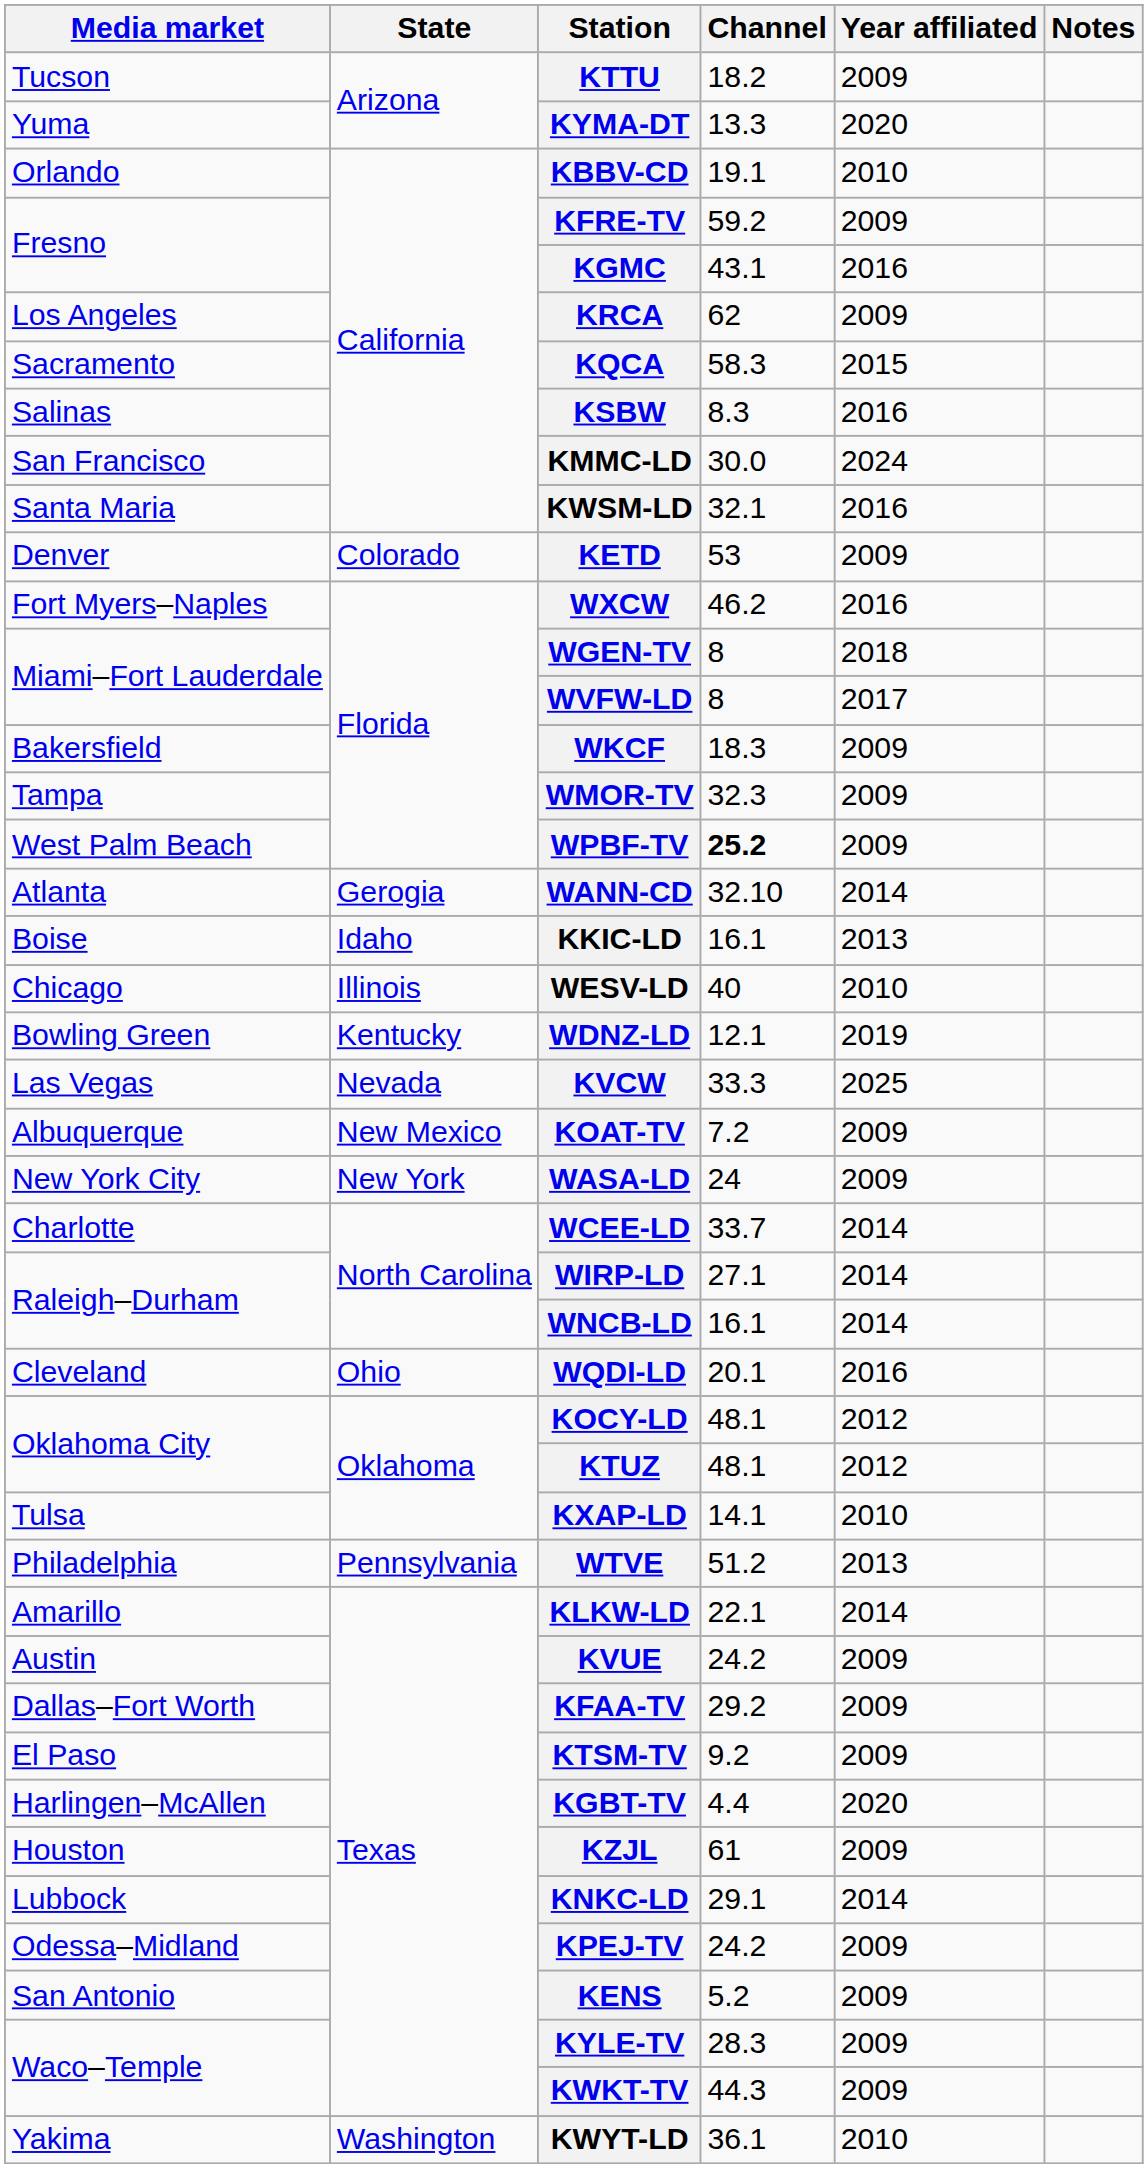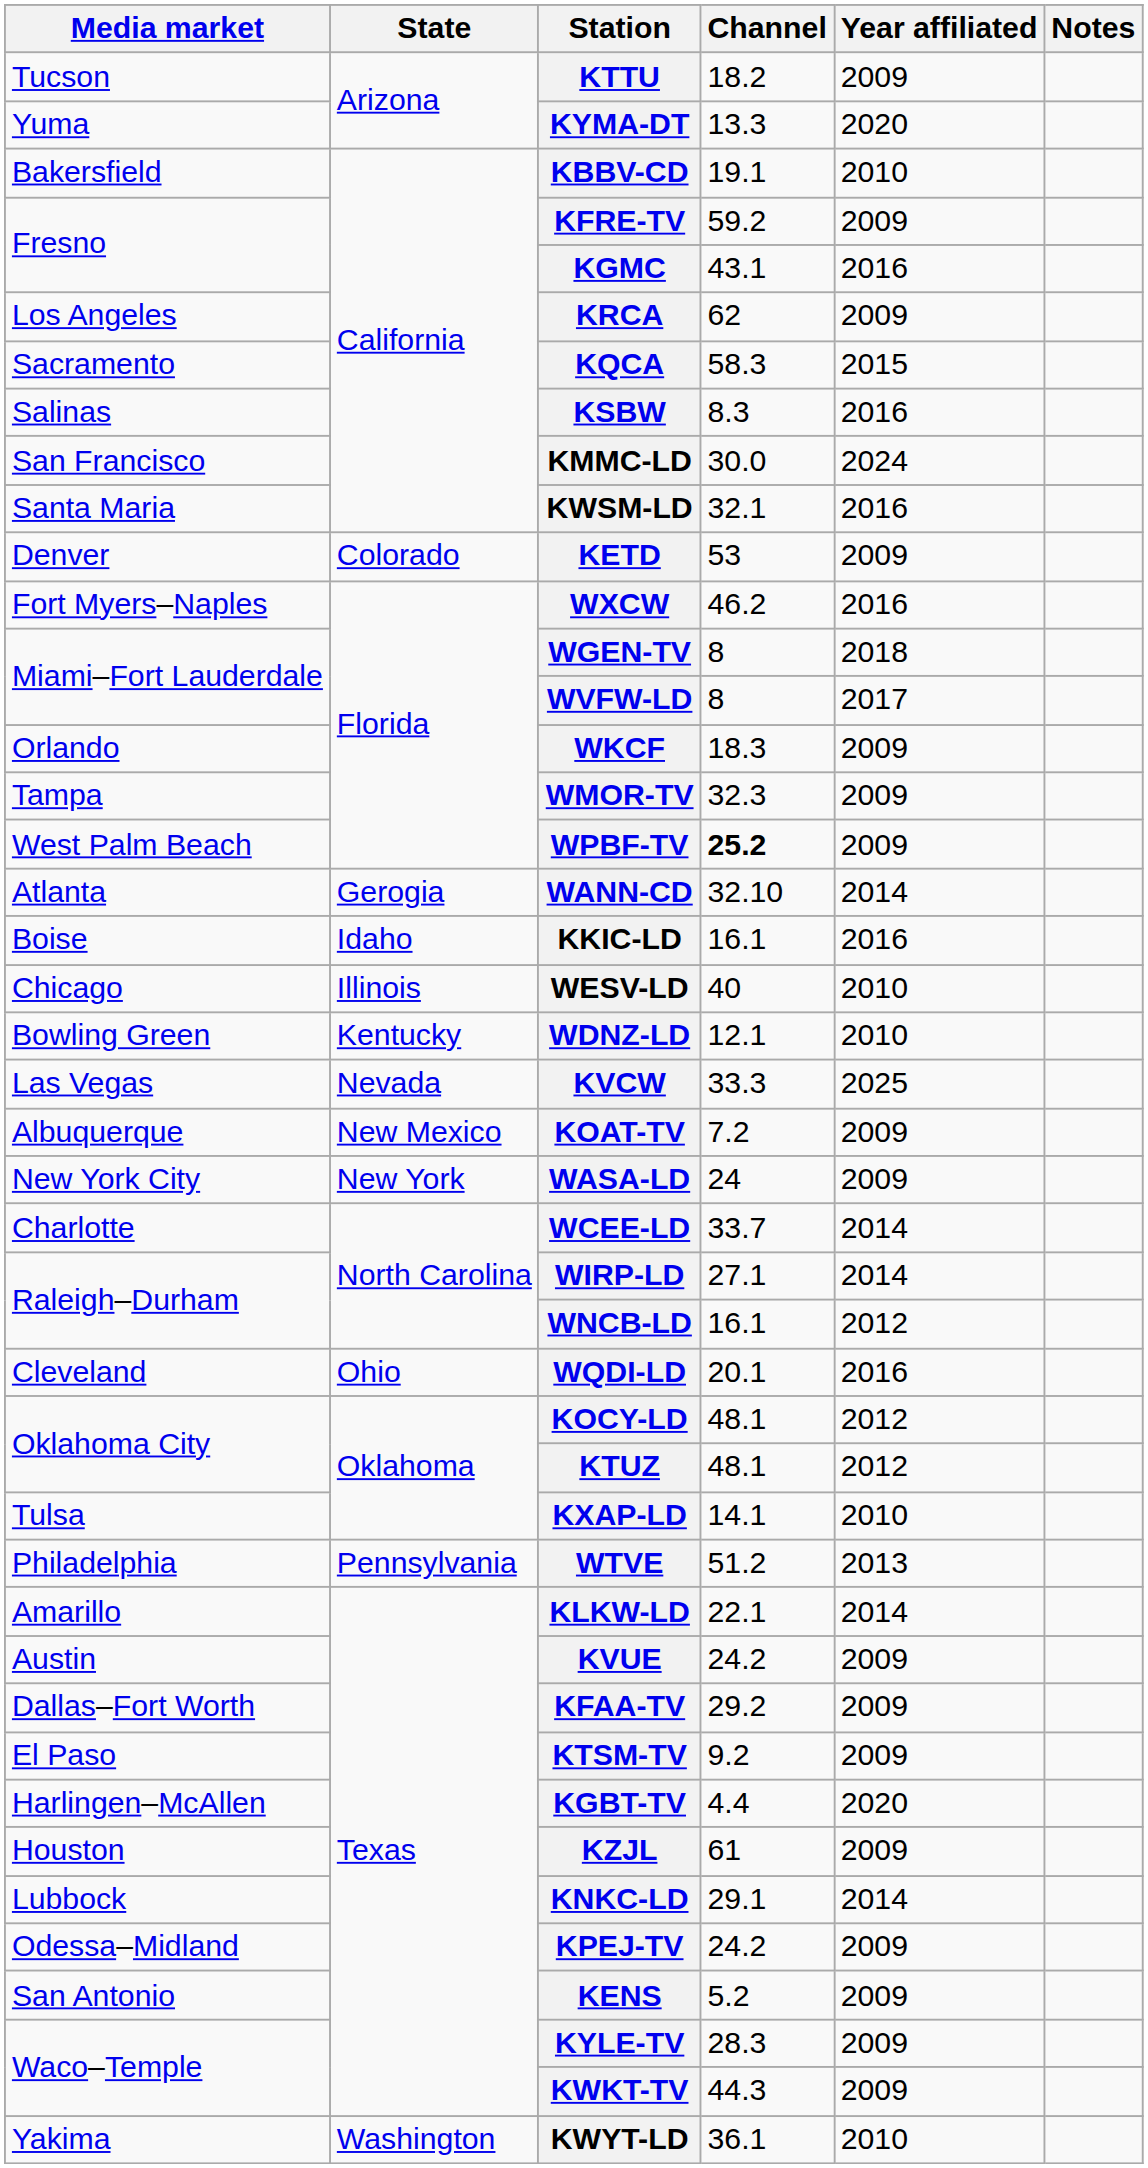(66, 172) Orlando -> (87, 172) Bakersfield
(87, 747) Bakersfield -> (66, 747) Orlando
(874, 939) 2013 -> (874, 939) 2016
(874, 1035) 2019 -> (874, 1035) 2010
(874, 1323) 2014 -> (874, 1323) 2012
